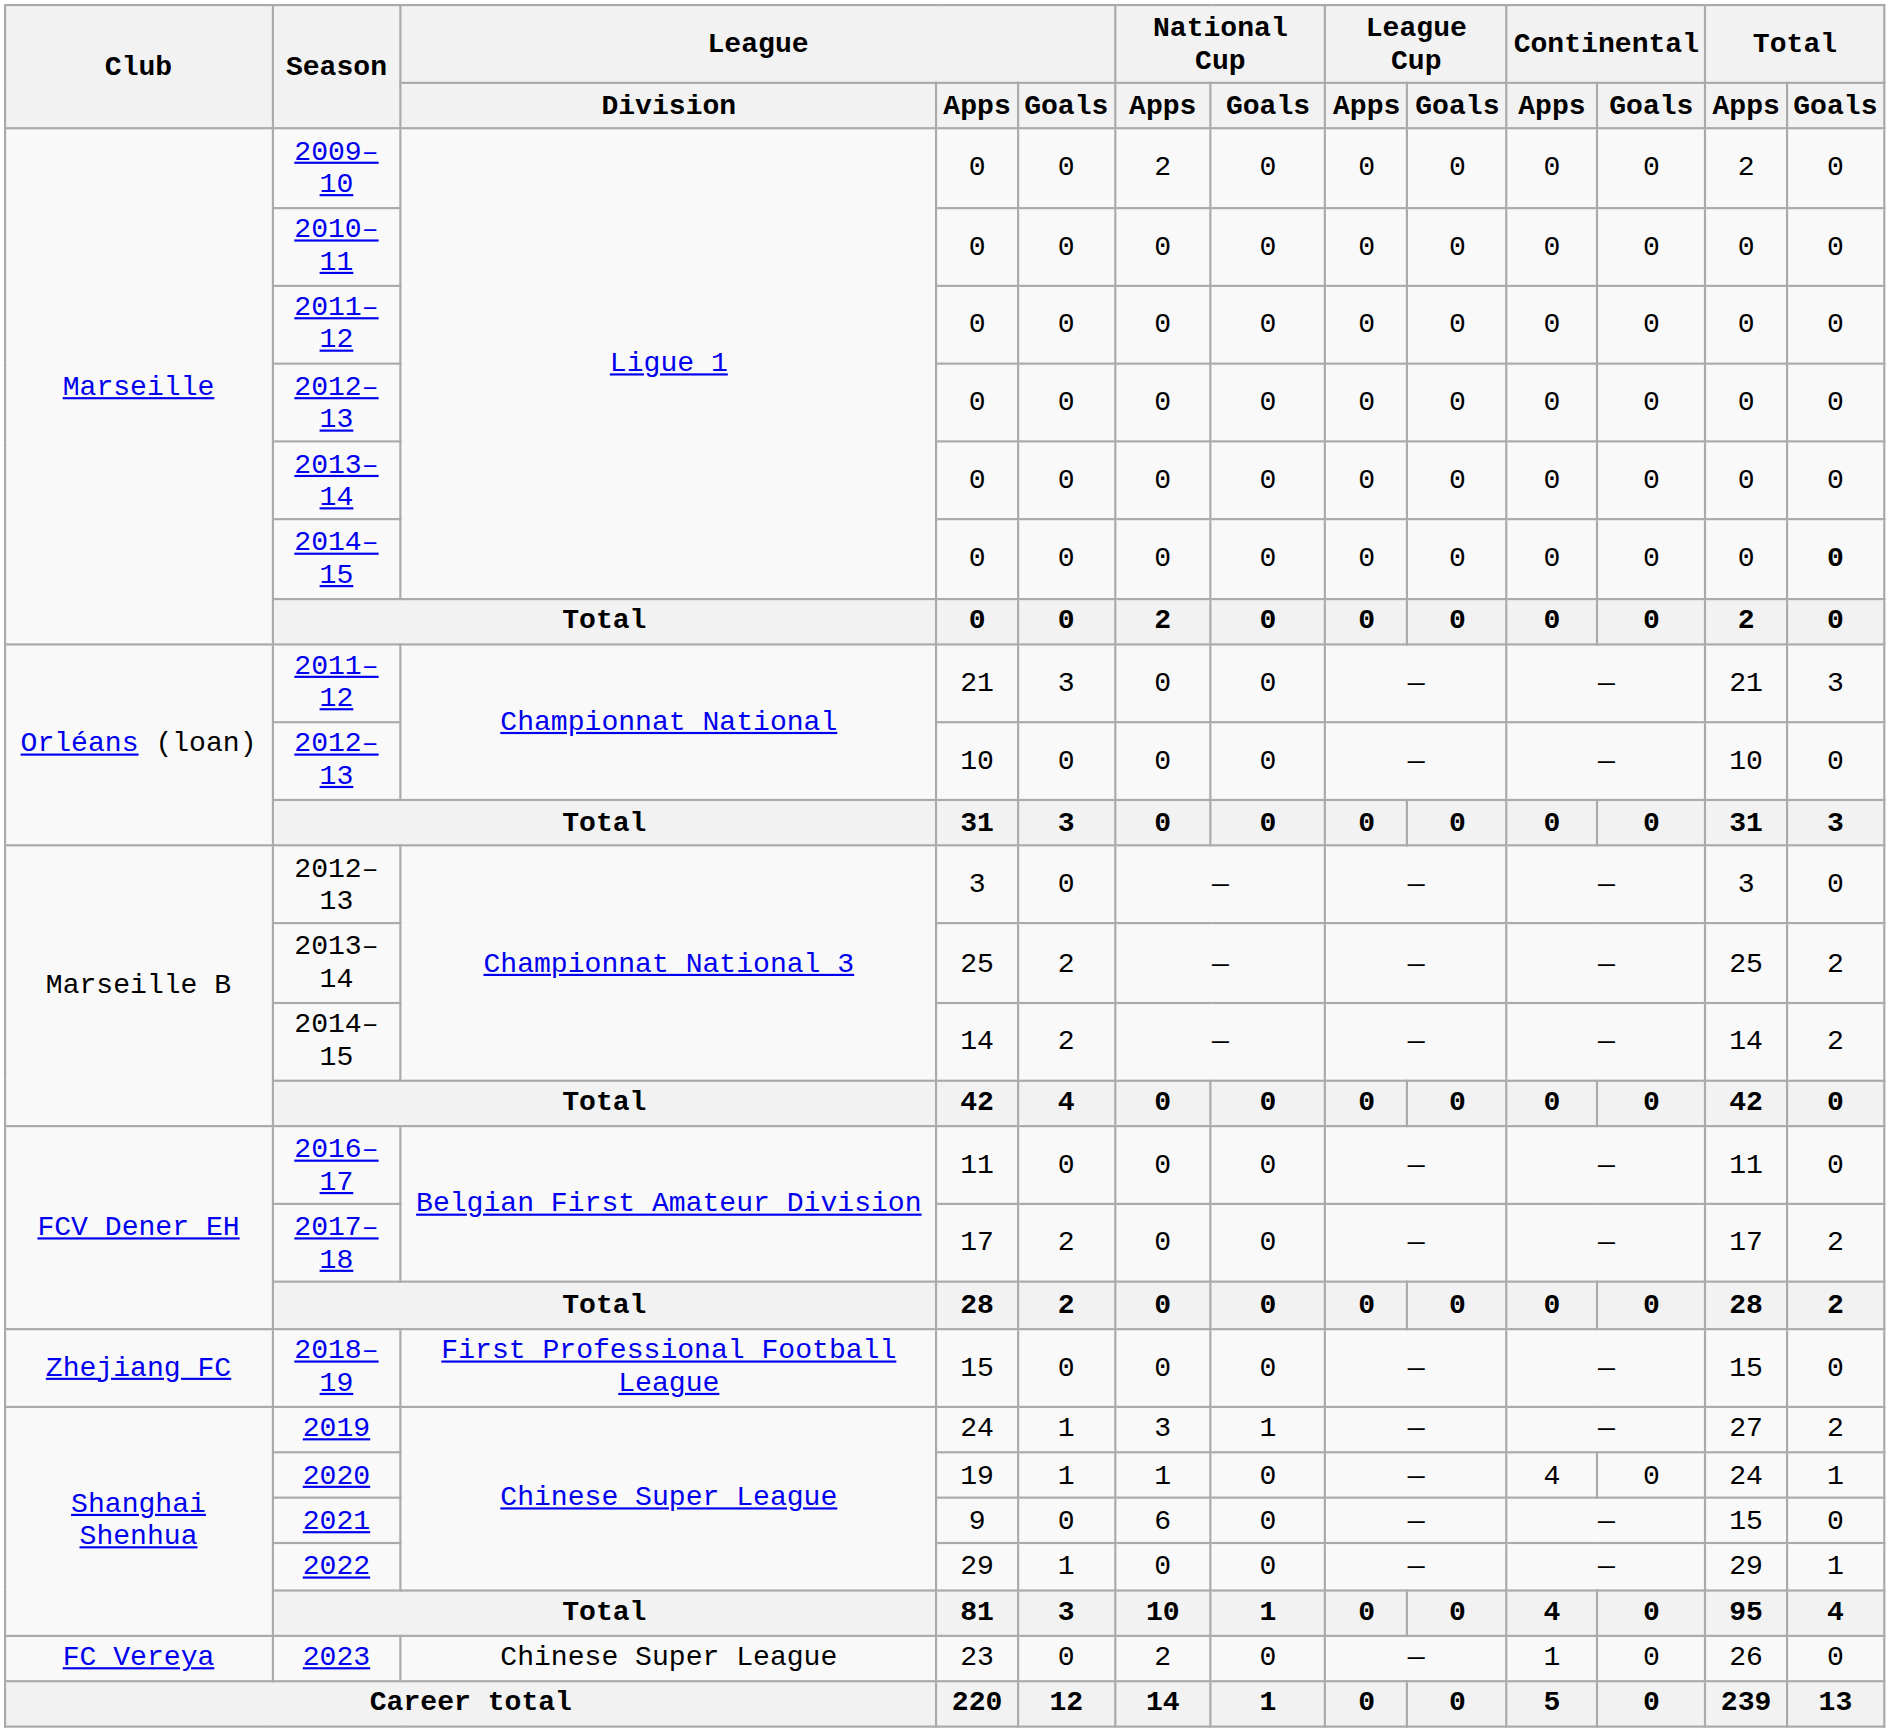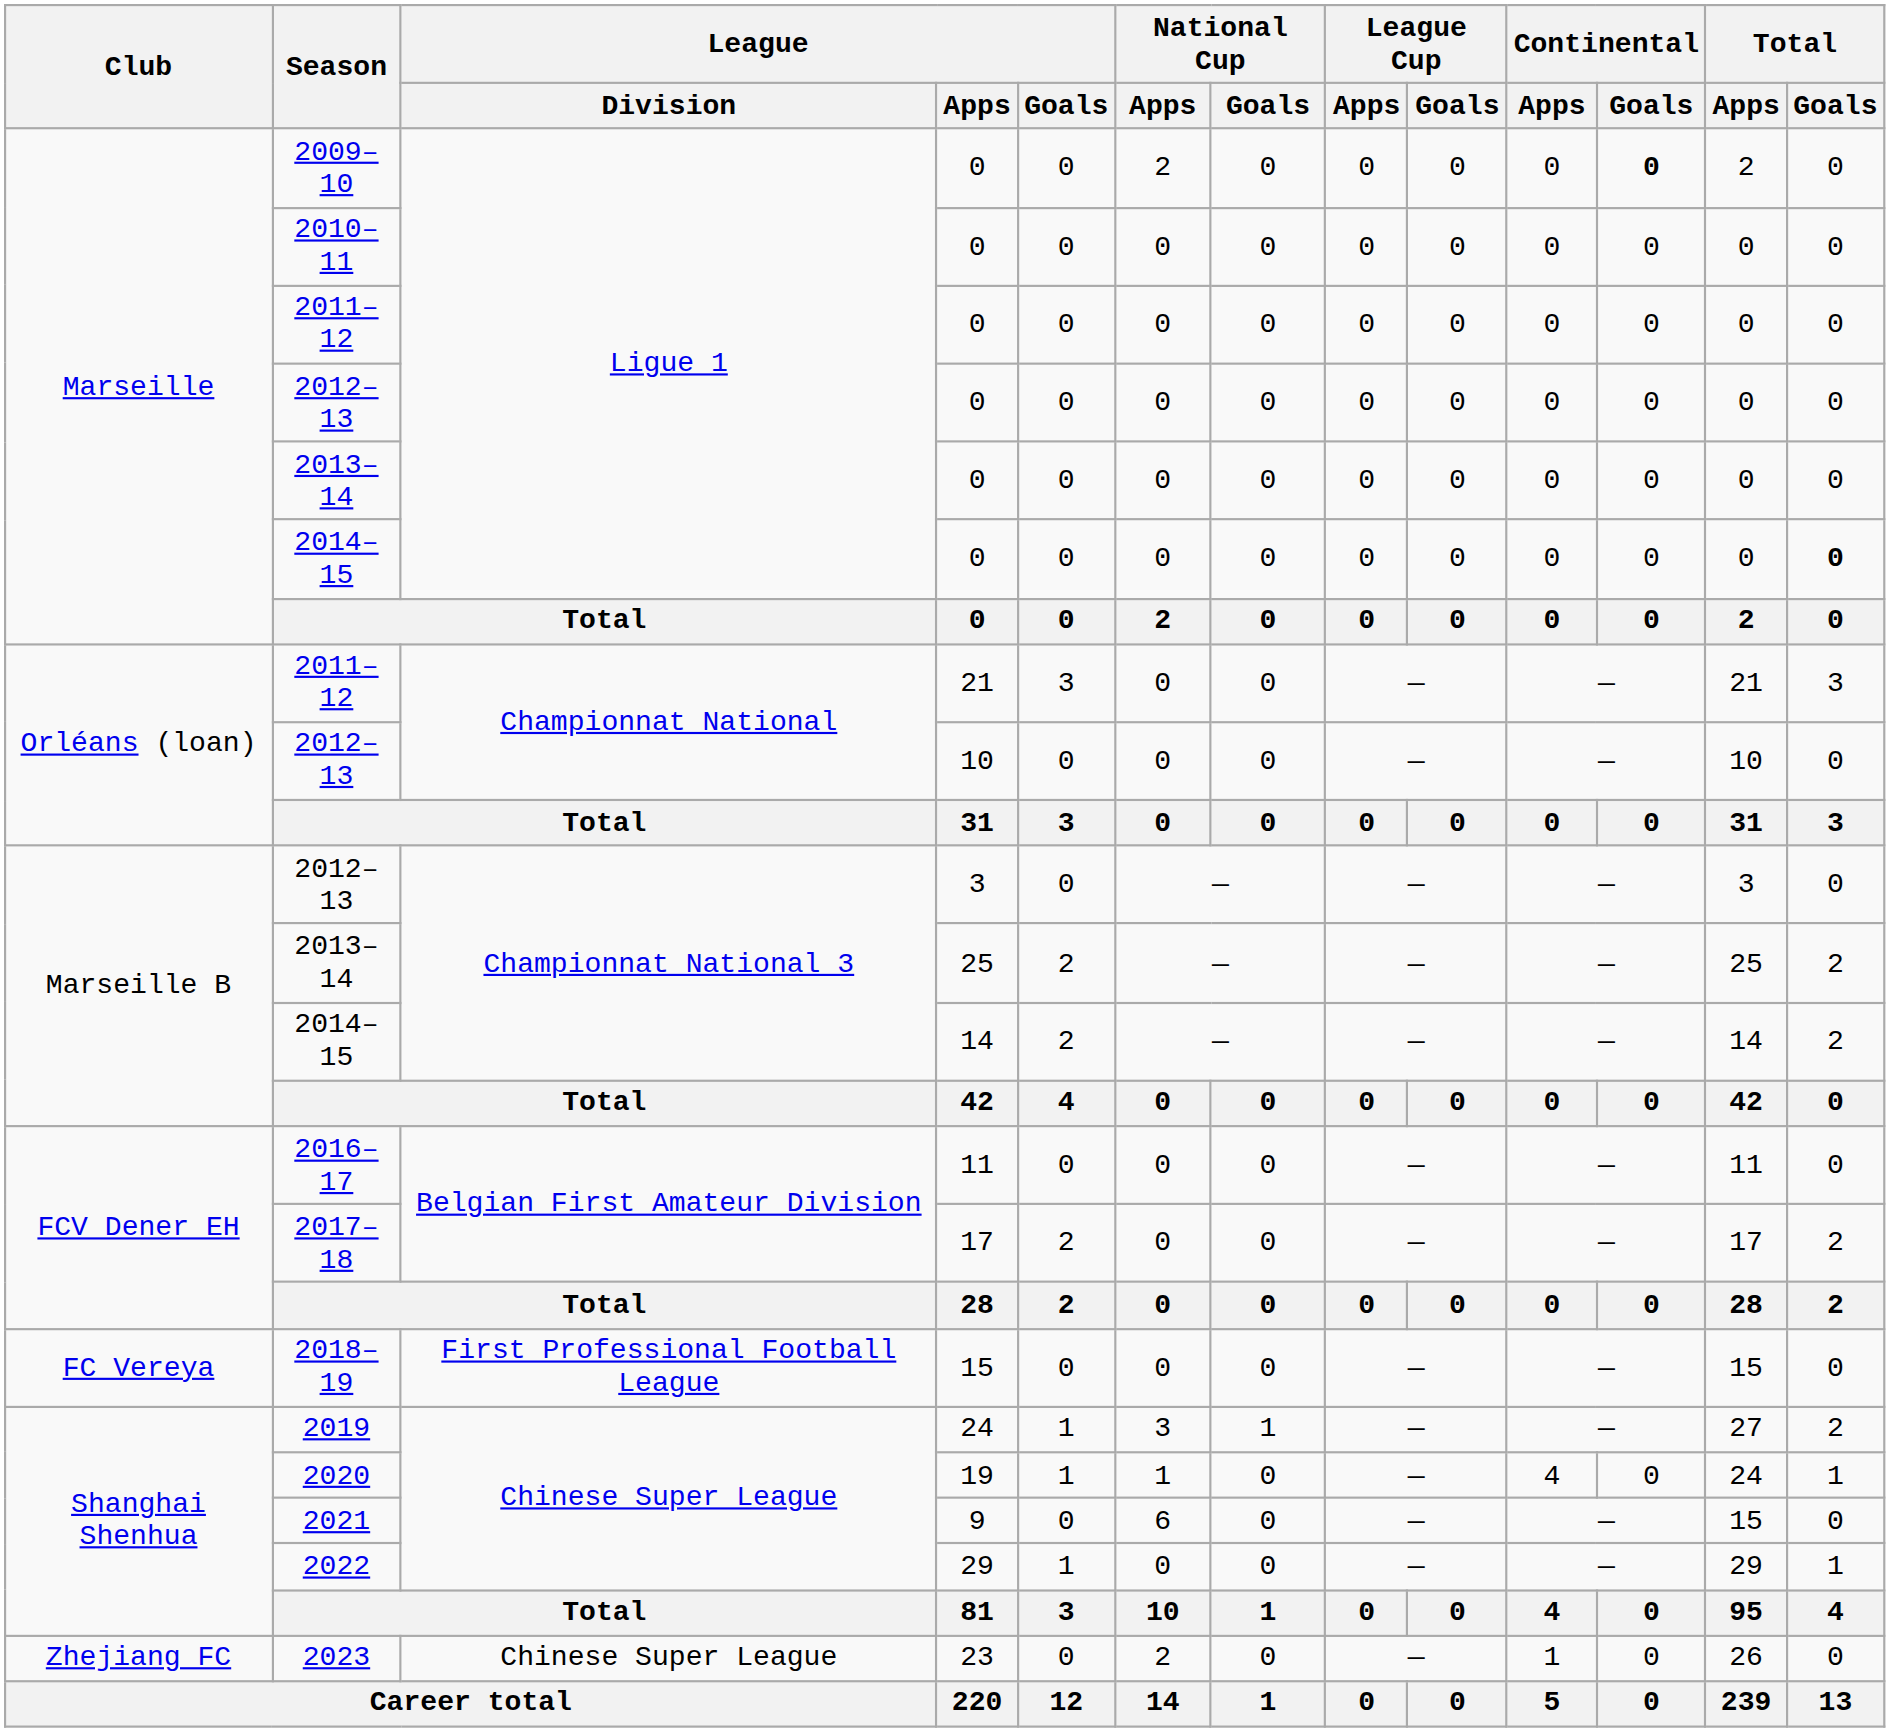(1651, 168) normal -> (1651, 168) bold
(139, 1367) Zhejiang FC -> (139, 1367) FC Vereya
(139, 1658) FC Vereya -> (139, 1658) Zhejiang FC
